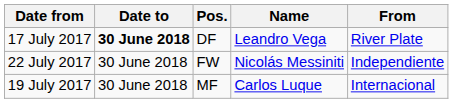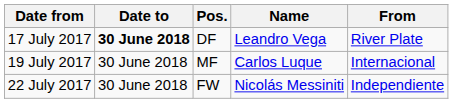rows swapped: (50, 86) <-> (50, 62)
